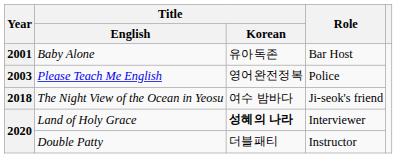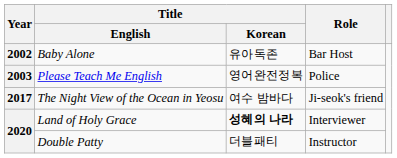(20, 54) 2001 -> (20, 54) 2002
(20, 98) 2018 -> (20, 98) 2017
